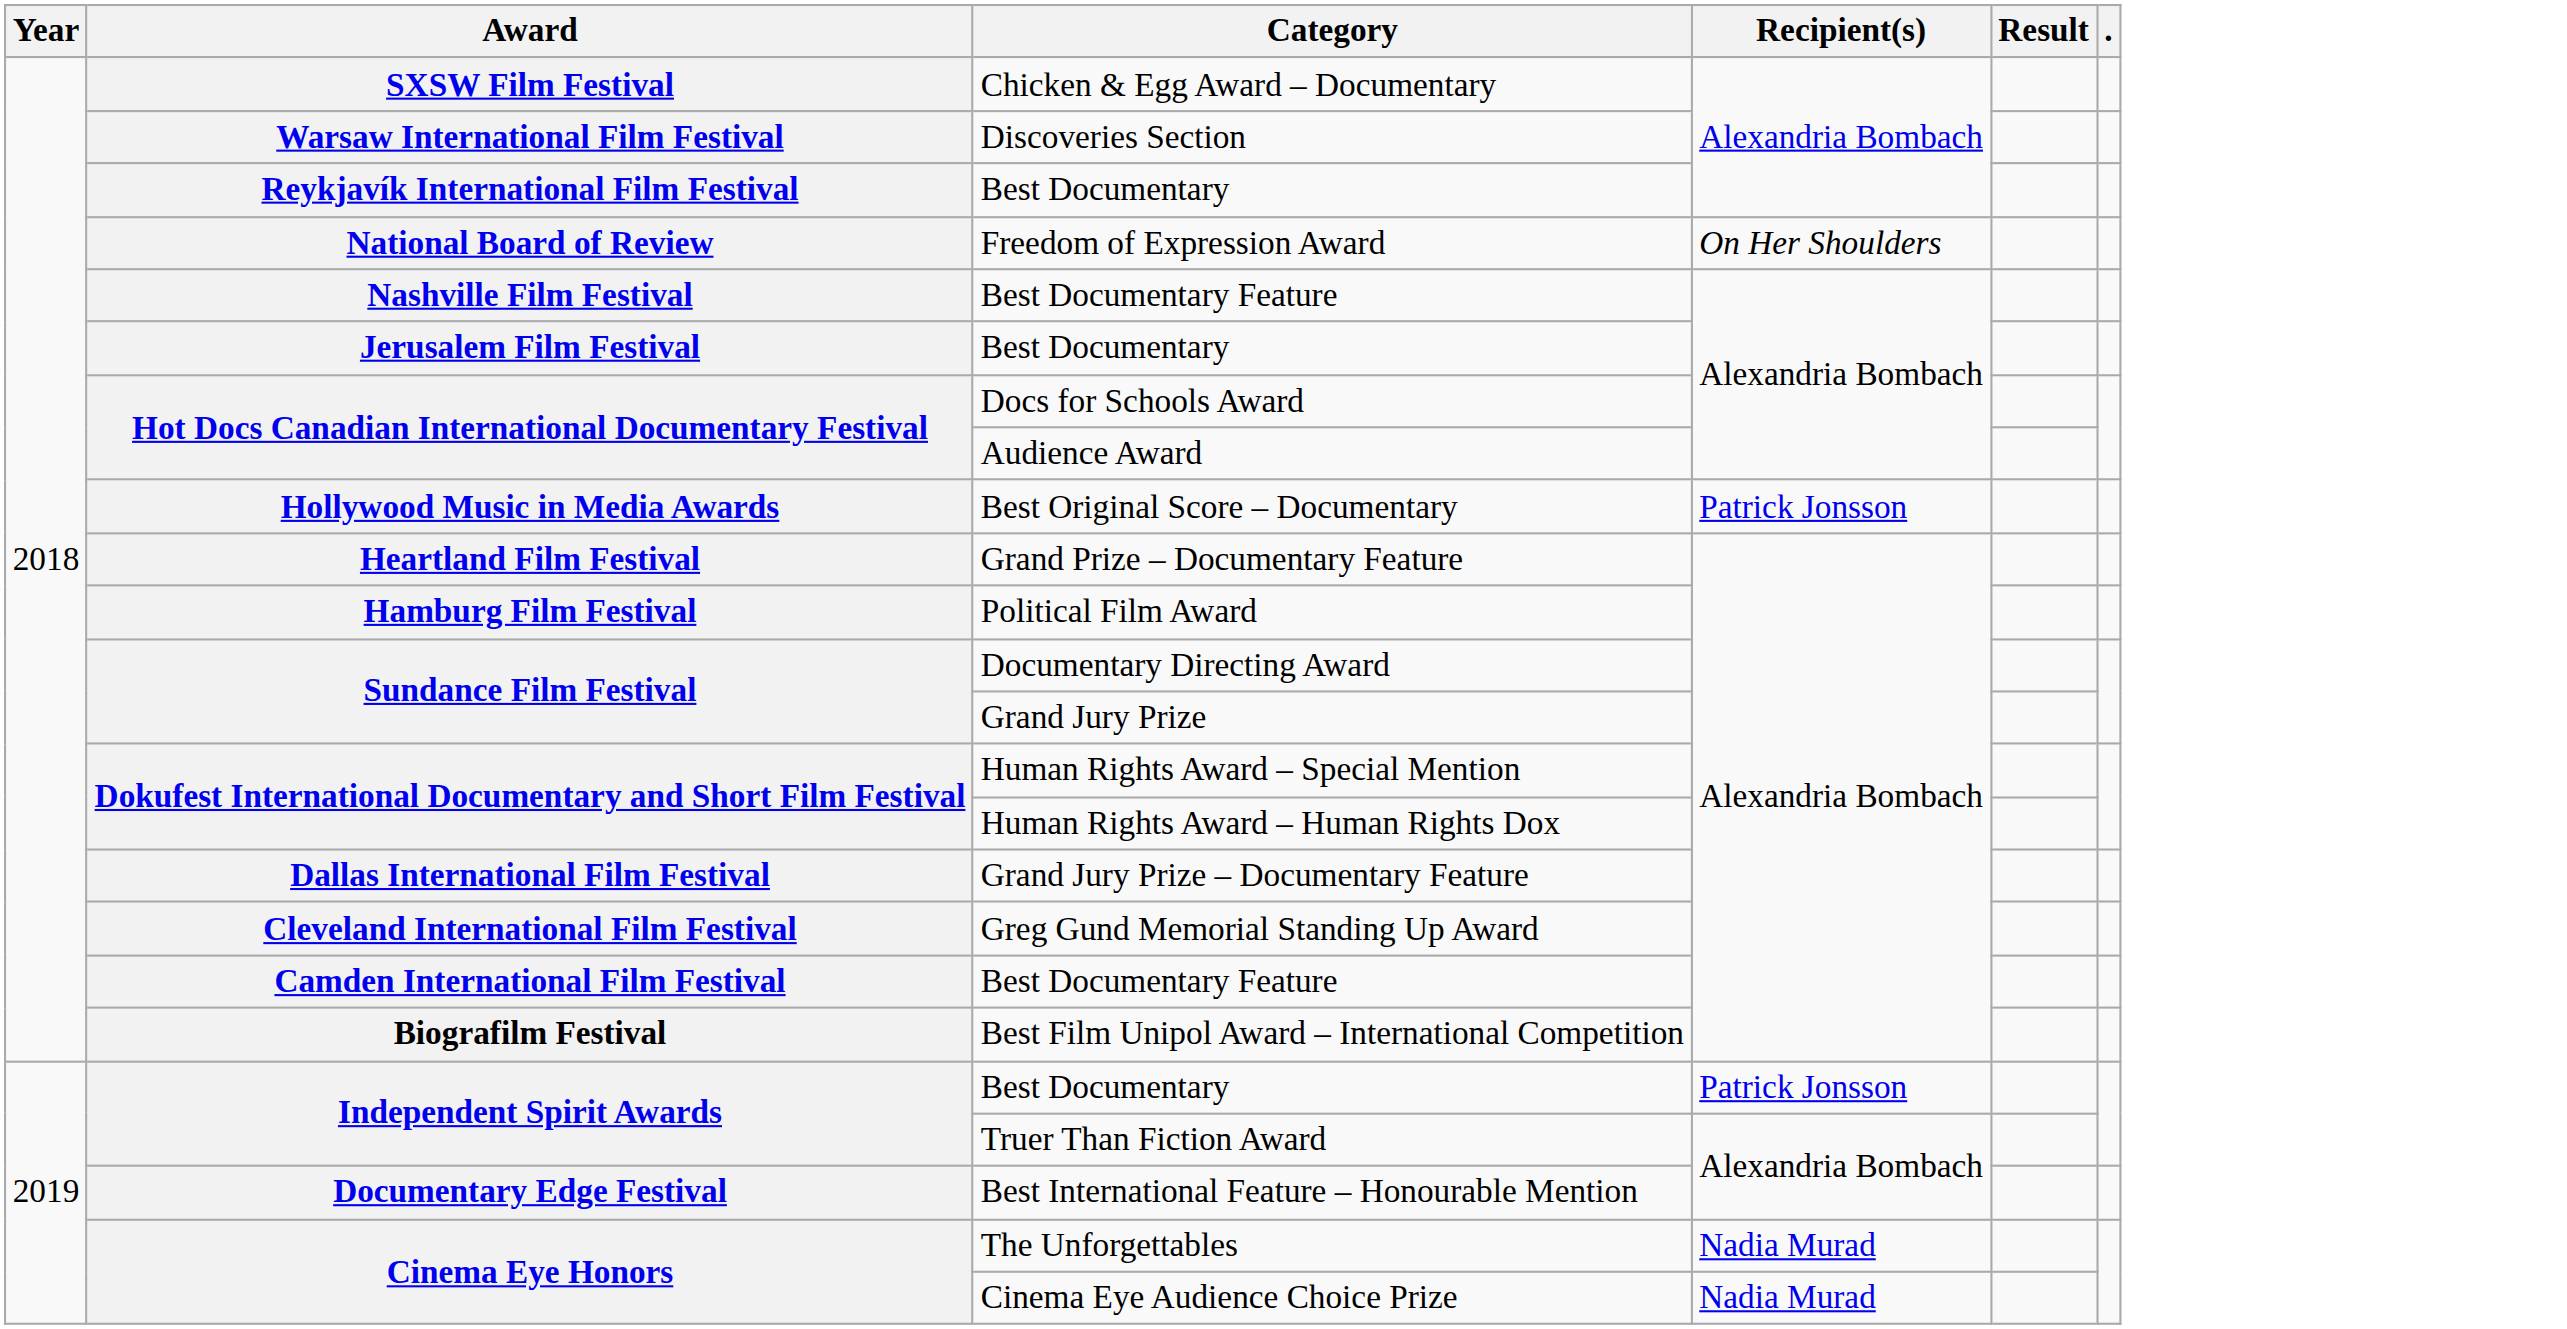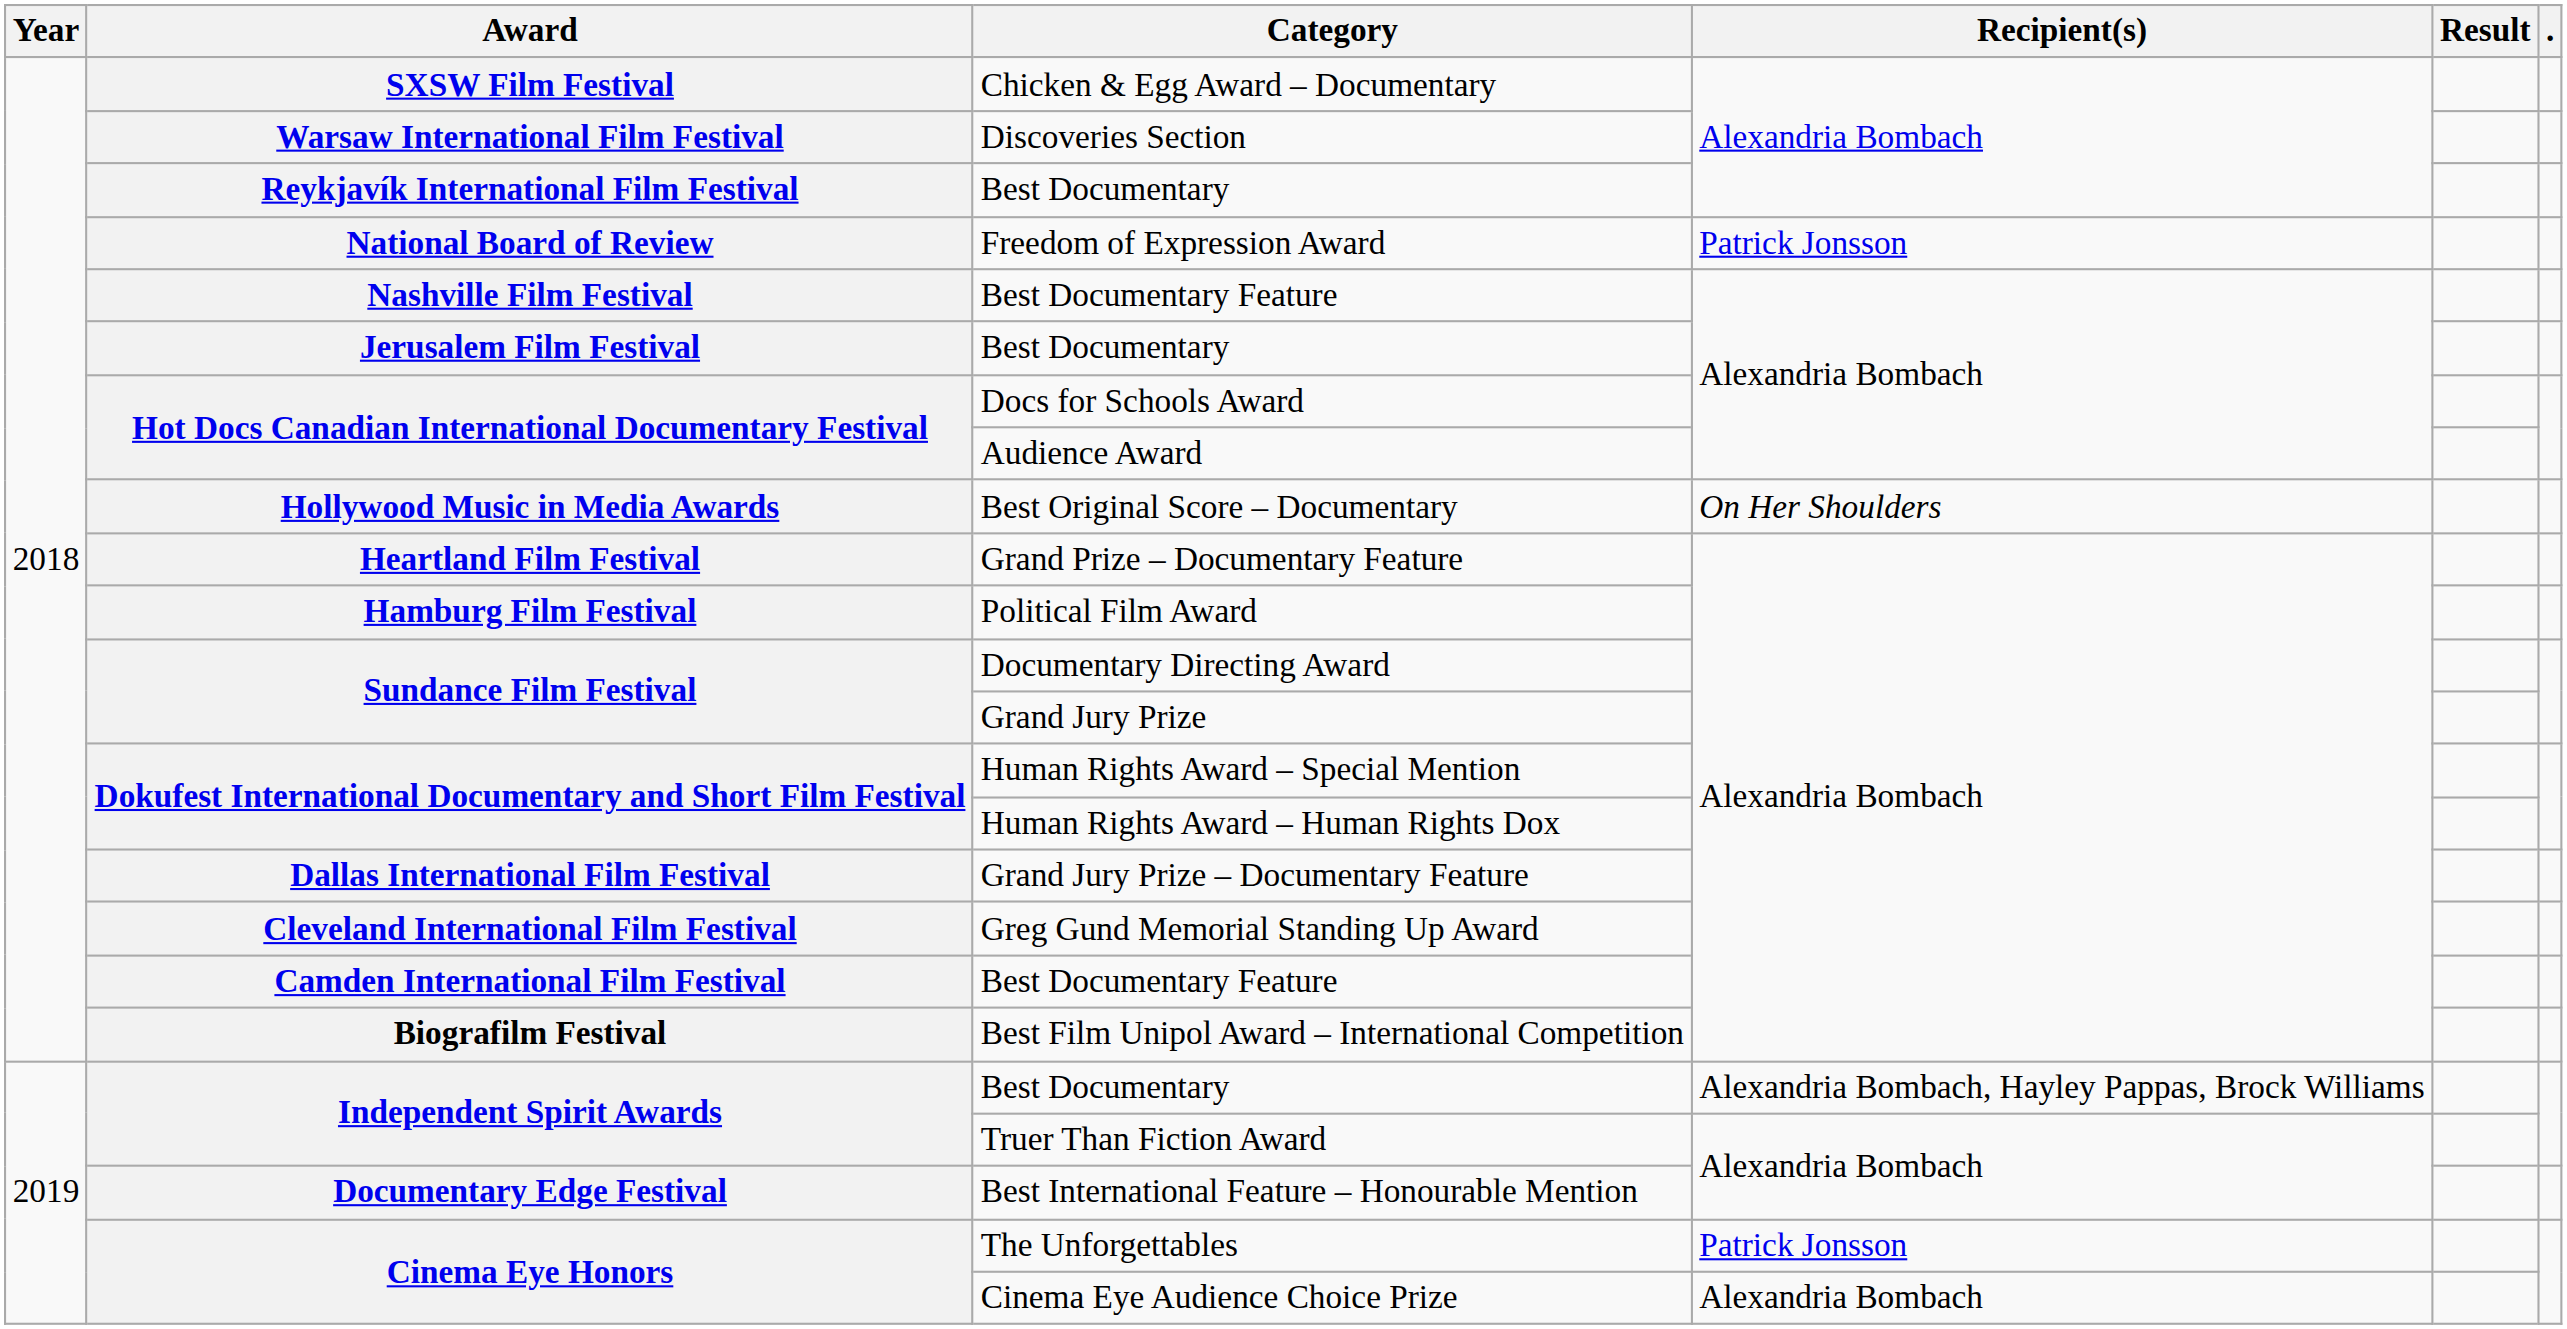(1820, 242) On Her Shoulders -> (1803, 242) Patrick Jonsson
(1803, 505) Patrick Jonsson -> (1820, 505) On Her Shoulders
(1803, 1086) Patrick Jonsson -> (2062, 1086) Alexandria Bombach, Hayley Pappas, Brock Williams
(1788, 1244) Nadia Murad -> (1803, 1244) Patrick Jonsson
(1788, 1297) Nadia Murad -> (1841, 1297) Alexandria Bombach
